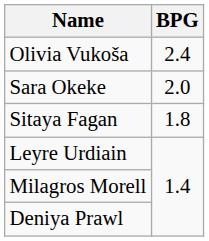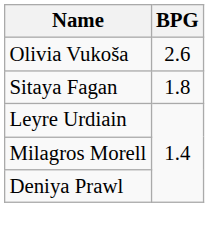(177, 53) 2.4 -> (177, 53) 2.6
- row: (58, 86)
